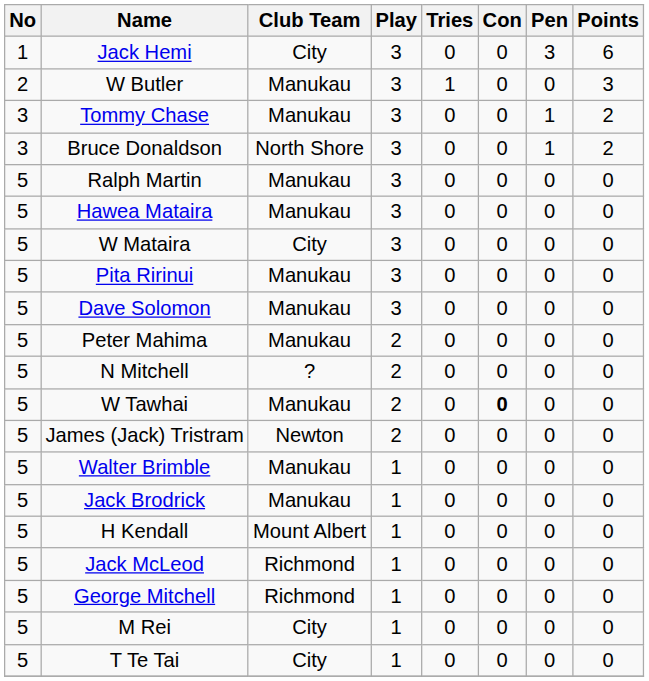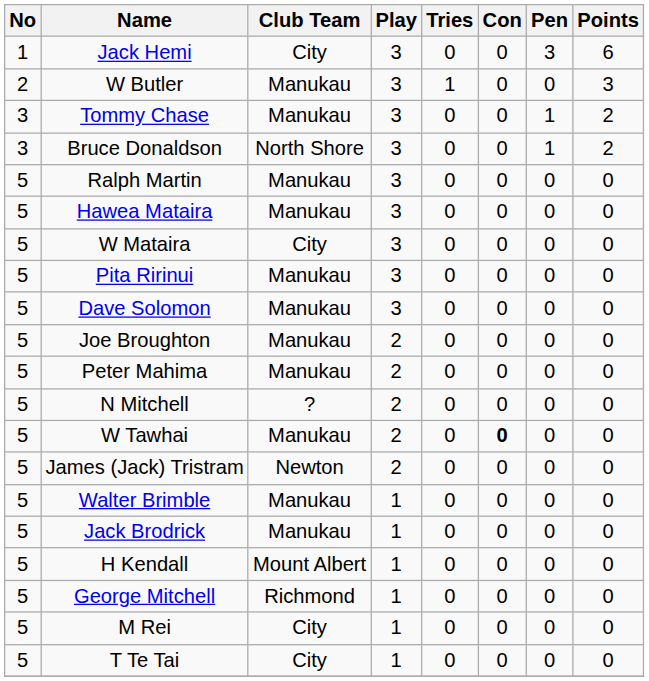+ row: (145, 340)
- row: (145, 564)
